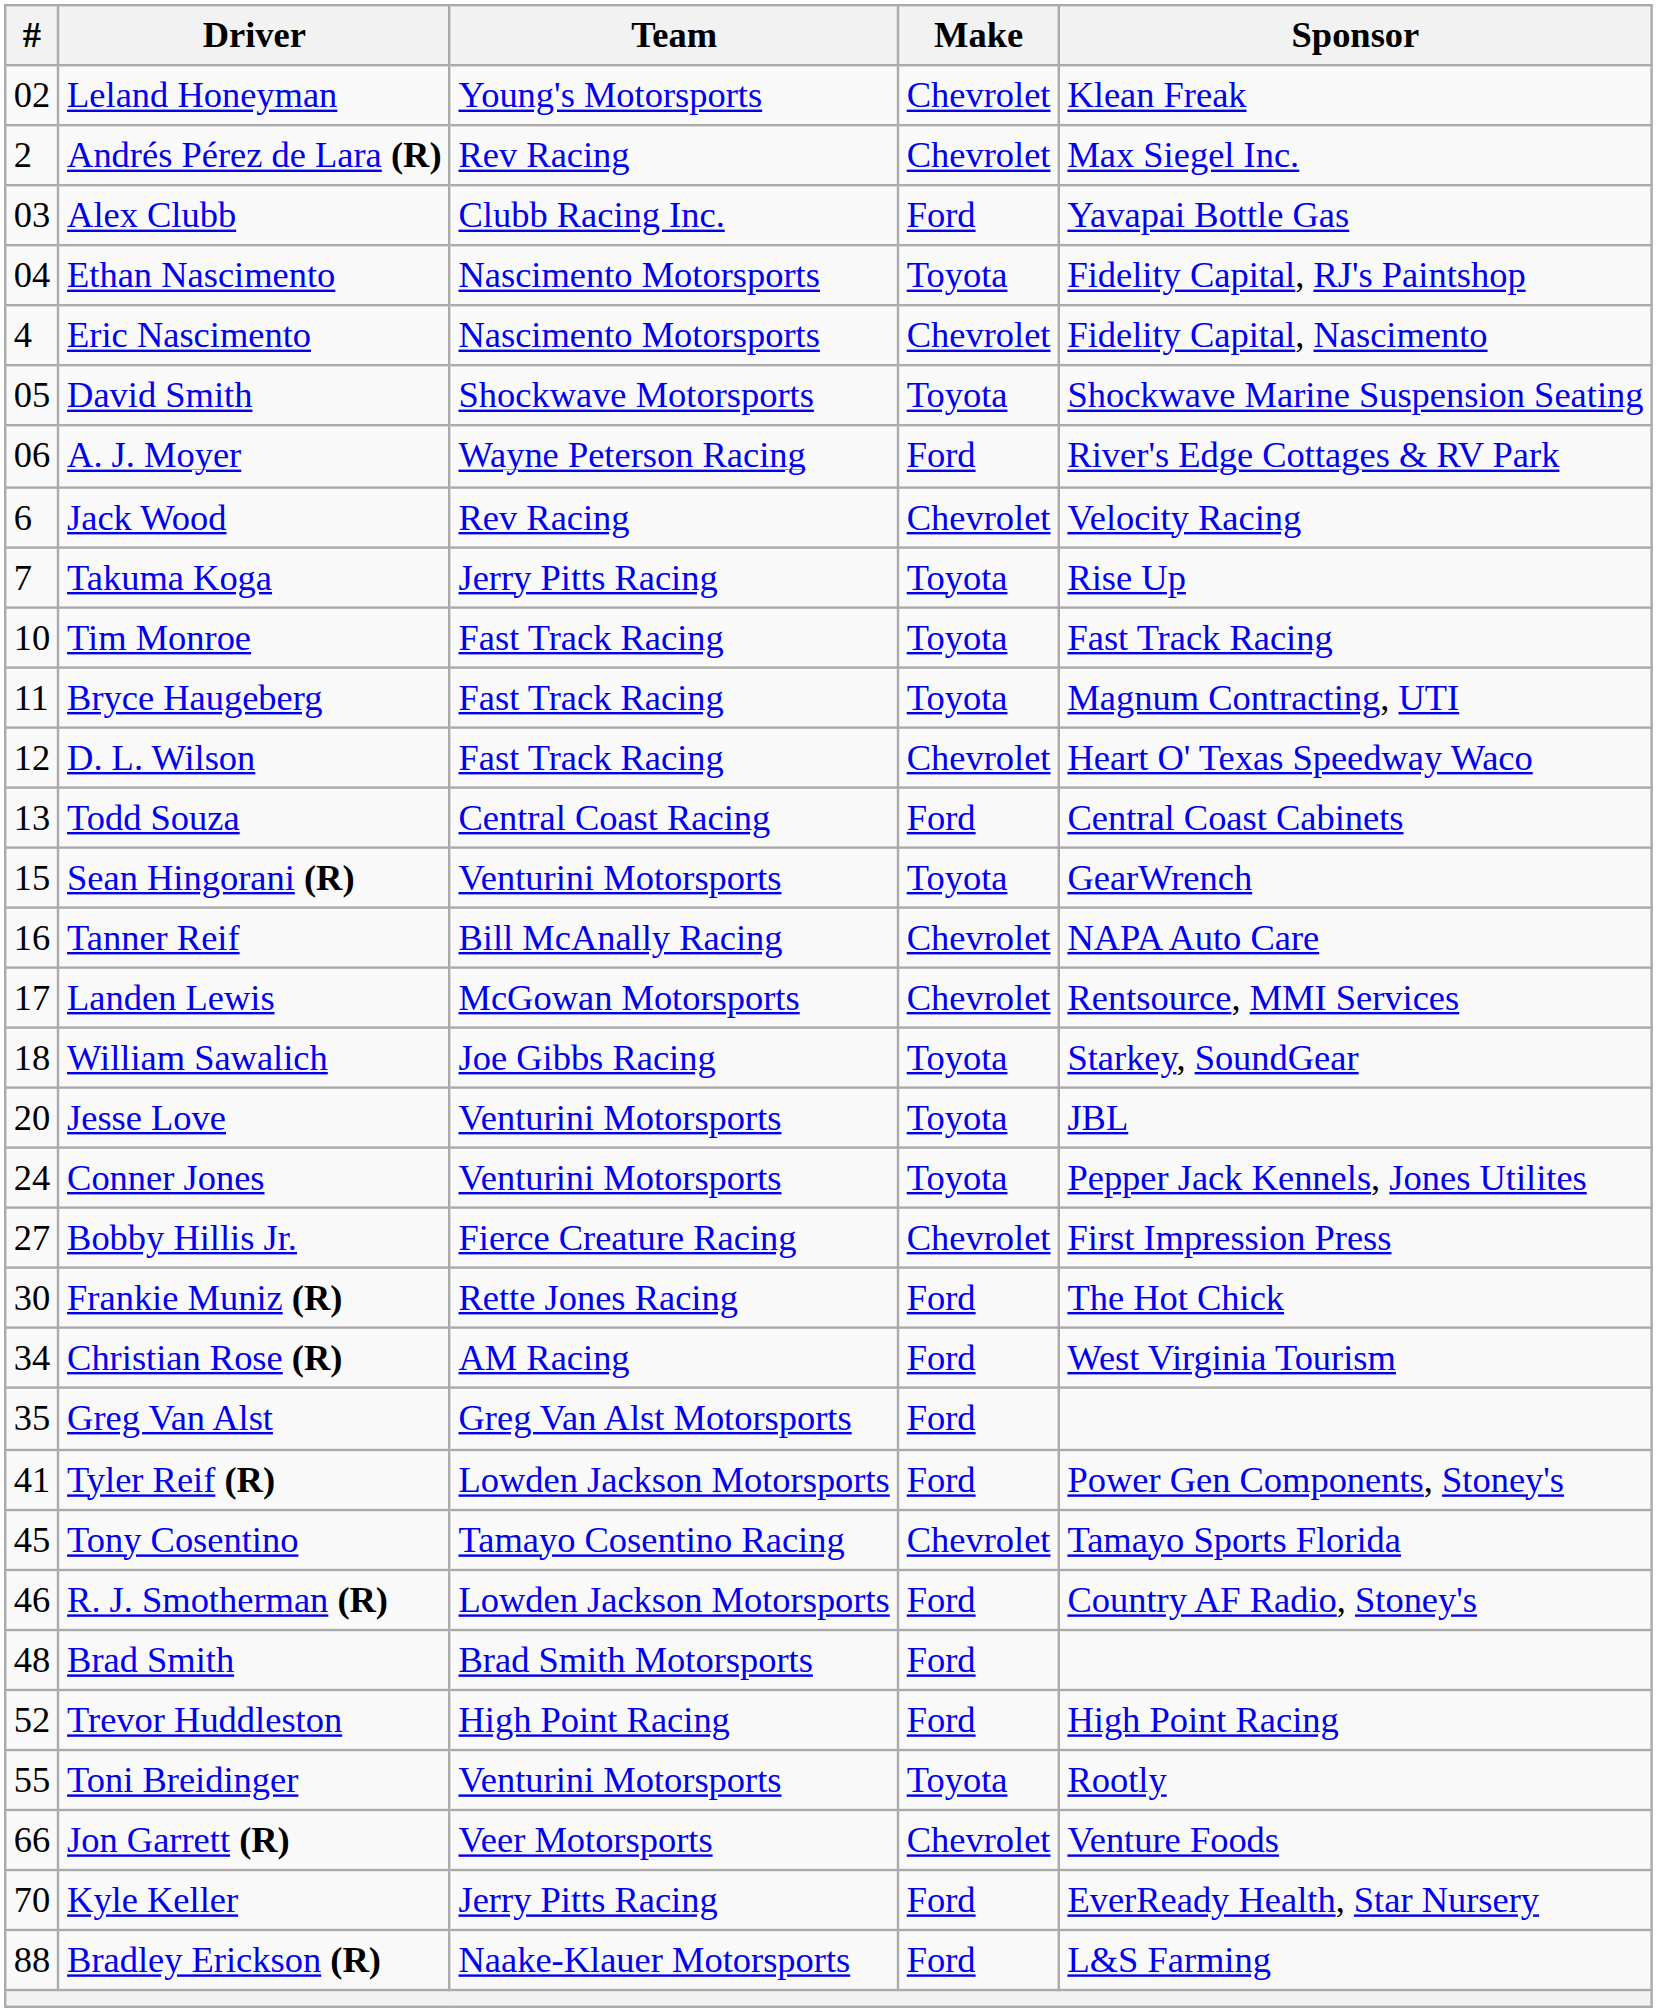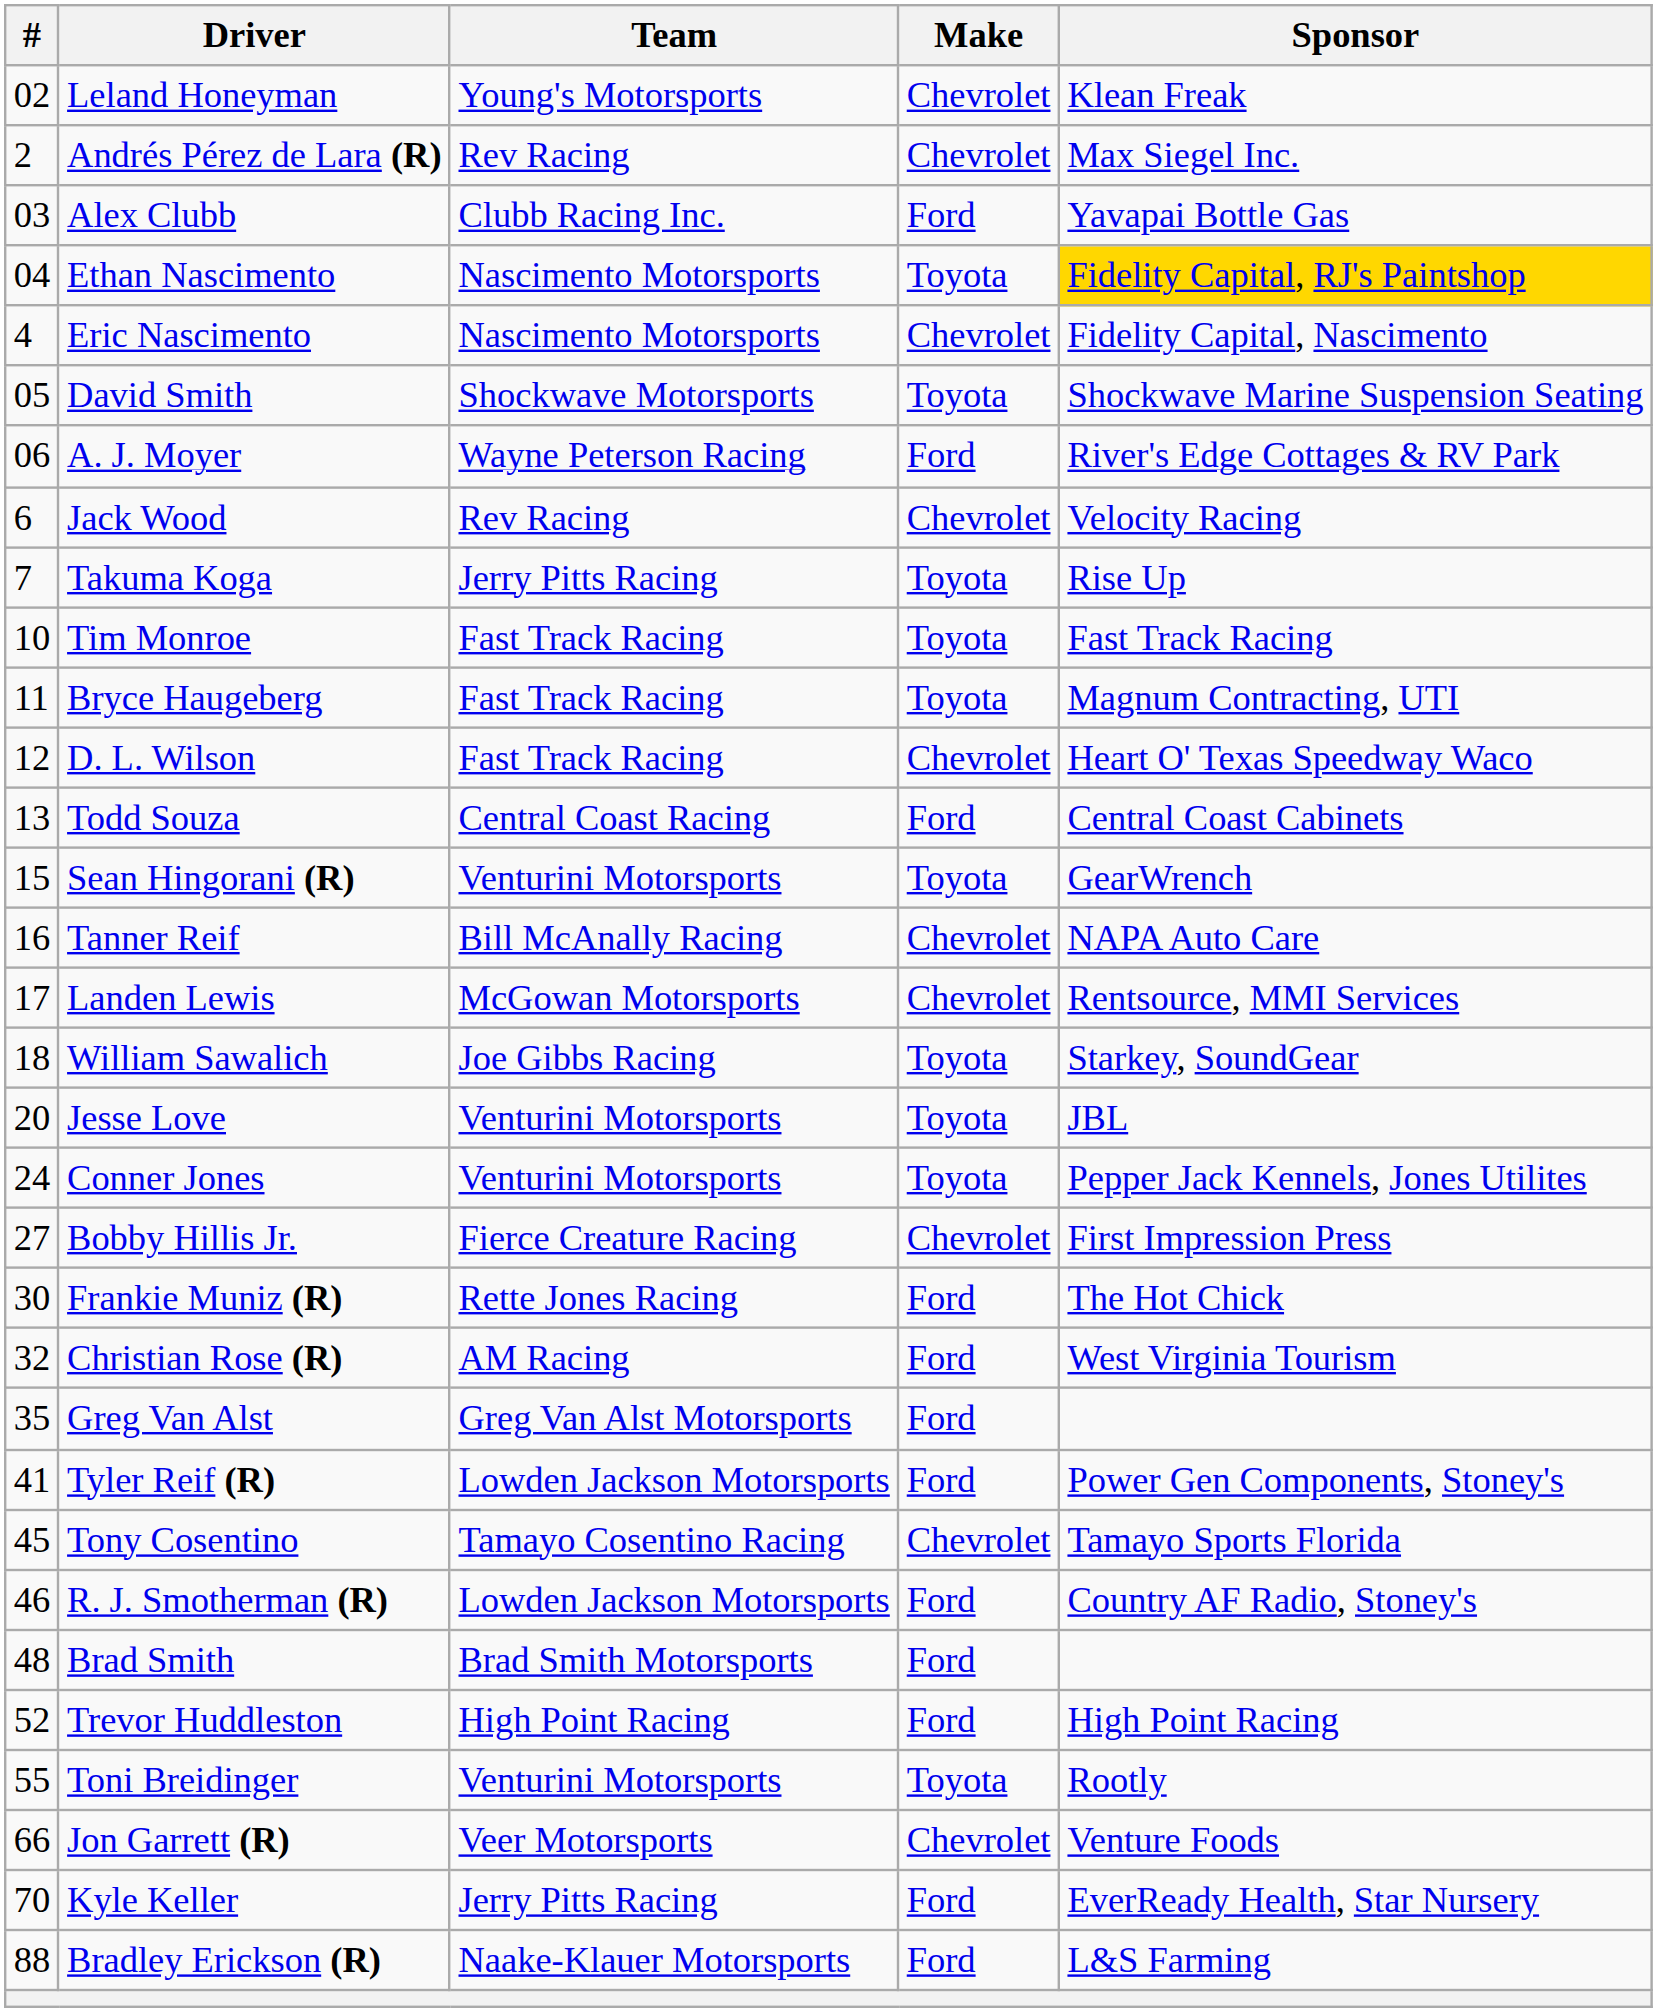(1297, 275) no background -> (1297, 275) gold background
(32, 1358) 34 -> (32, 1358) 32
